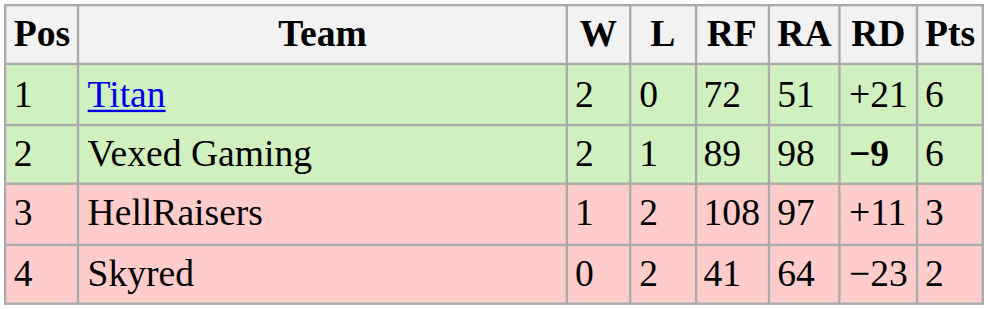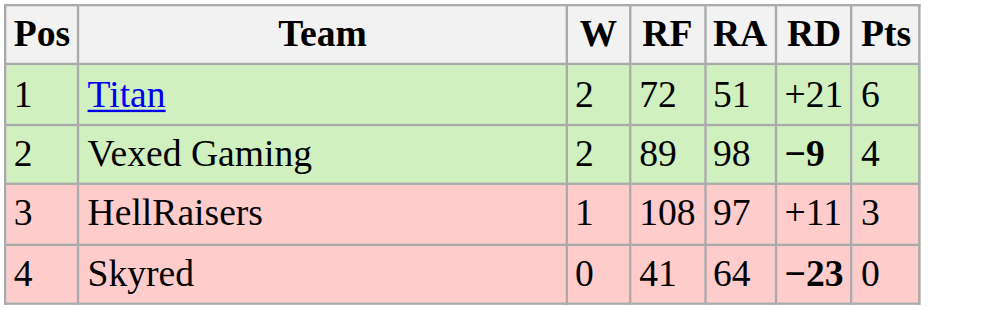- column: (663, 34)
(934, 153) 6 -> (870, 153) 4
(878, 272) normal -> (814, 272) bold
(934, 272) 2 -> (870, 272) 0
